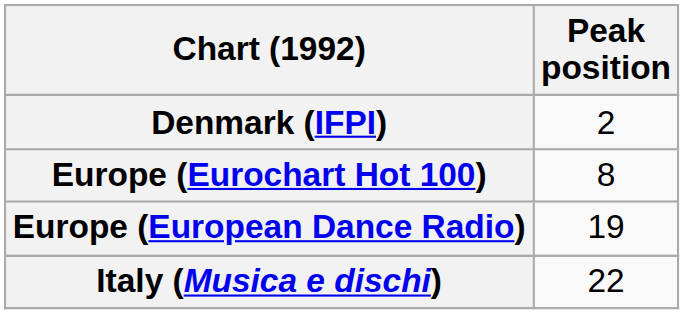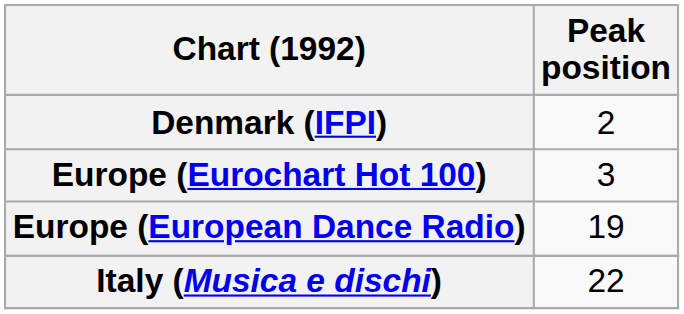(606, 174) 8 -> (606, 174) 3
